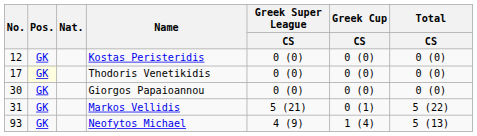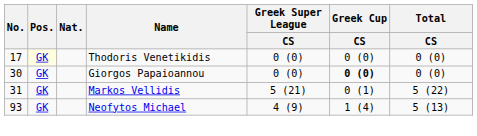- row: (146, 57)
(360, 90) normal -> (360, 74) bold
